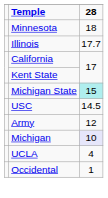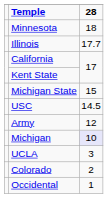(91, 91) paleturquoise background -> (91, 91) no background
(91, 153) 4 -> (91, 153) 3
+ row: (31, 169)
